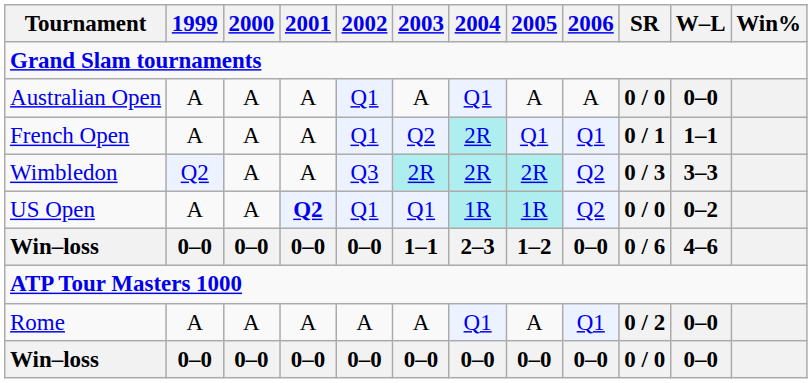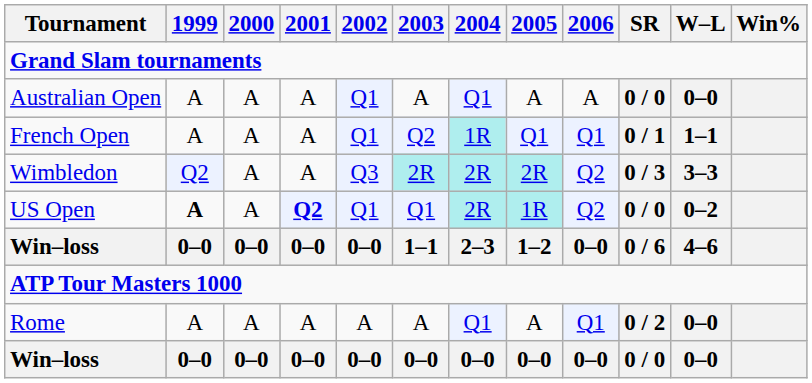(478, 134) 2R -> (478, 134) 1R
(195, 209) normal -> (195, 209) bold
(478, 209) 1R -> (478, 209) 2R
